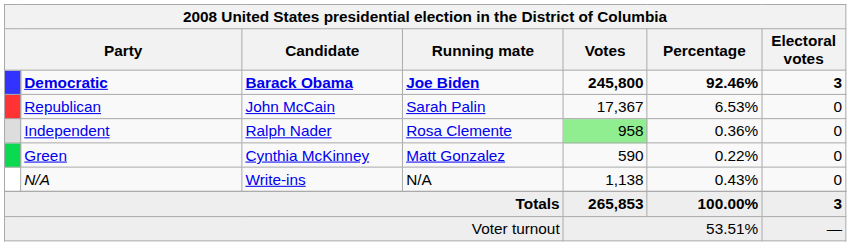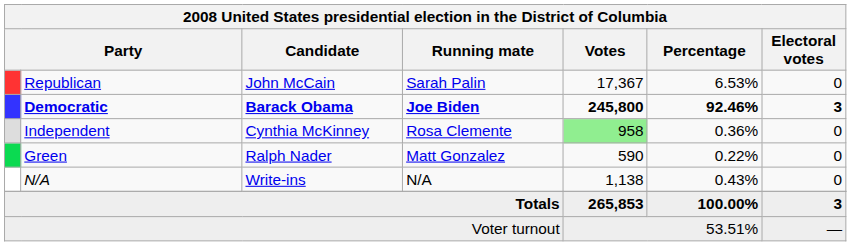rows swapped: (66, 83) <-> (63, 107)
(289, 131) Ralph Nader -> (307, 131) Cynthia McKinney
(307, 156) Cynthia McKinney -> (289, 156) Ralph Nader
